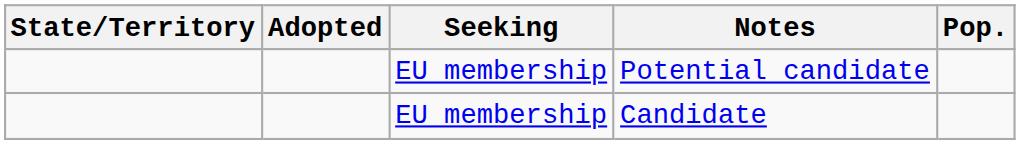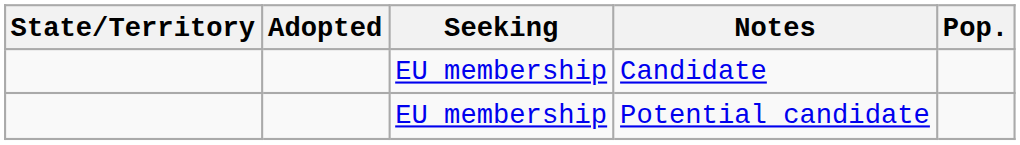rows swapped: (775, 72) <-> (693, 116)
